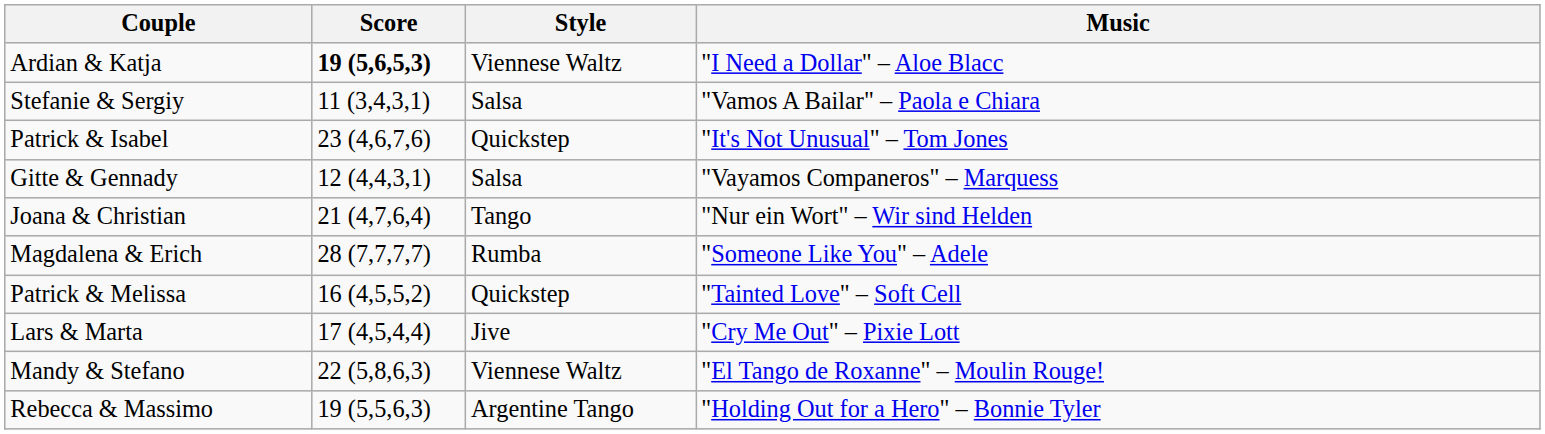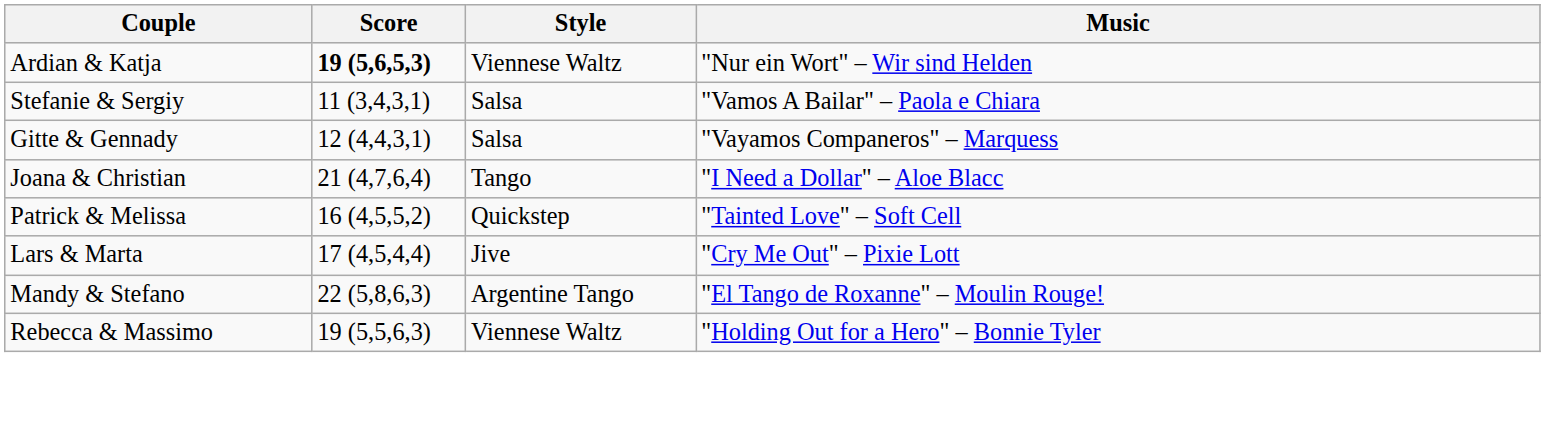(852, 62) "I Need a Dollar" – Aloe Blacc -> (867, 62) "Nur ein Wort" – Wir sind Helden
- row: (89, 139)
(867, 216) "Nur ein Wort" – Wir sind Helden -> (852, 178) "I Need a Dollar" – Aloe Blacc
- row: (106, 255)
(546, 370) Viennese Waltz -> (552, 293) Argentine Tango
(552, 409) Argentine Tango -> (546, 332) Viennese Waltz
